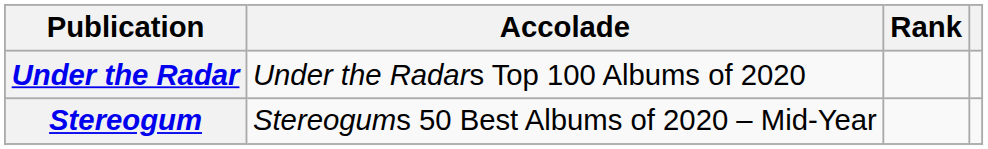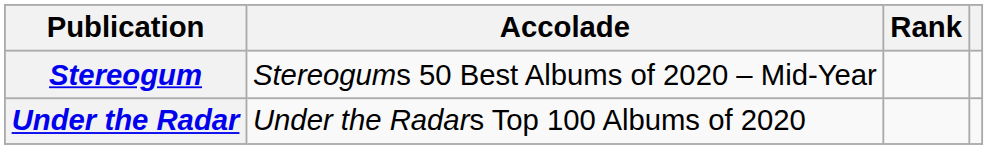rows swapped: (126, 120) <-> (126, 74)
